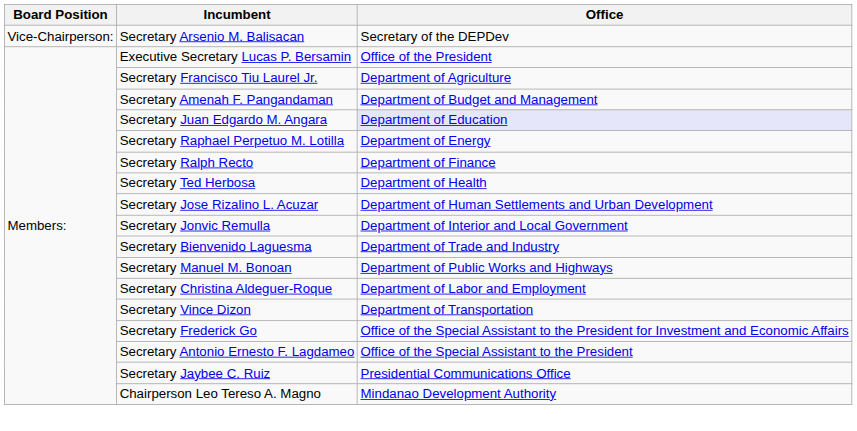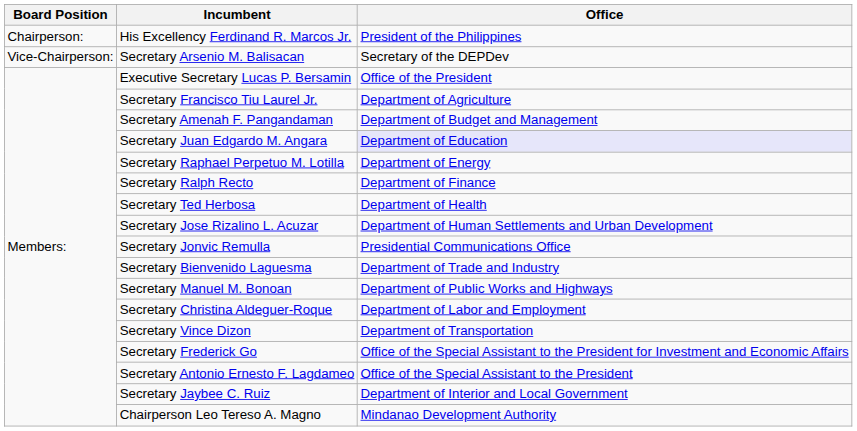+ row: (236, 36)
(494, 225) Department of Interior and Local Government -> (466, 246) Presidential Communications Office
(466, 373) Presidential Communications Office -> (494, 394) Department of Interior and Local Government
